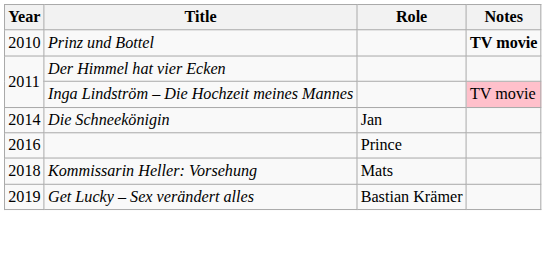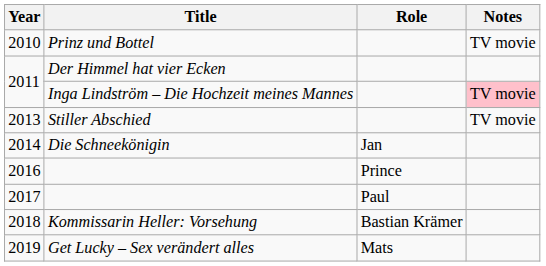(504, 42) bold -> (503, 42) normal
+ row: (24, 119)
+ row: (24, 196)
(377, 171) Mats -> (412, 222) Bastian Krämer
(412, 196) Bastian Krämer -> (377, 247) Mats
